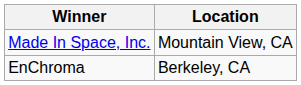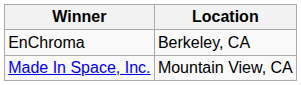rows swapped: (79, 42) <-> (46, 67)
